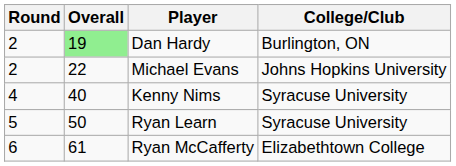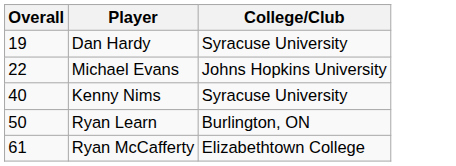- column: (34, 17)
(77, 43) lightgreen background -> (17, 43) no background
(316, 43) Burlington, ON -> (275, 43) Syracuse University
(334, 122) Syracuse University -> (256, 122) Burlington, ON
